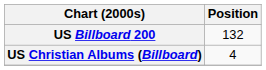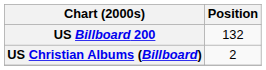(233, 55) 4 -> (233, 55) 2
